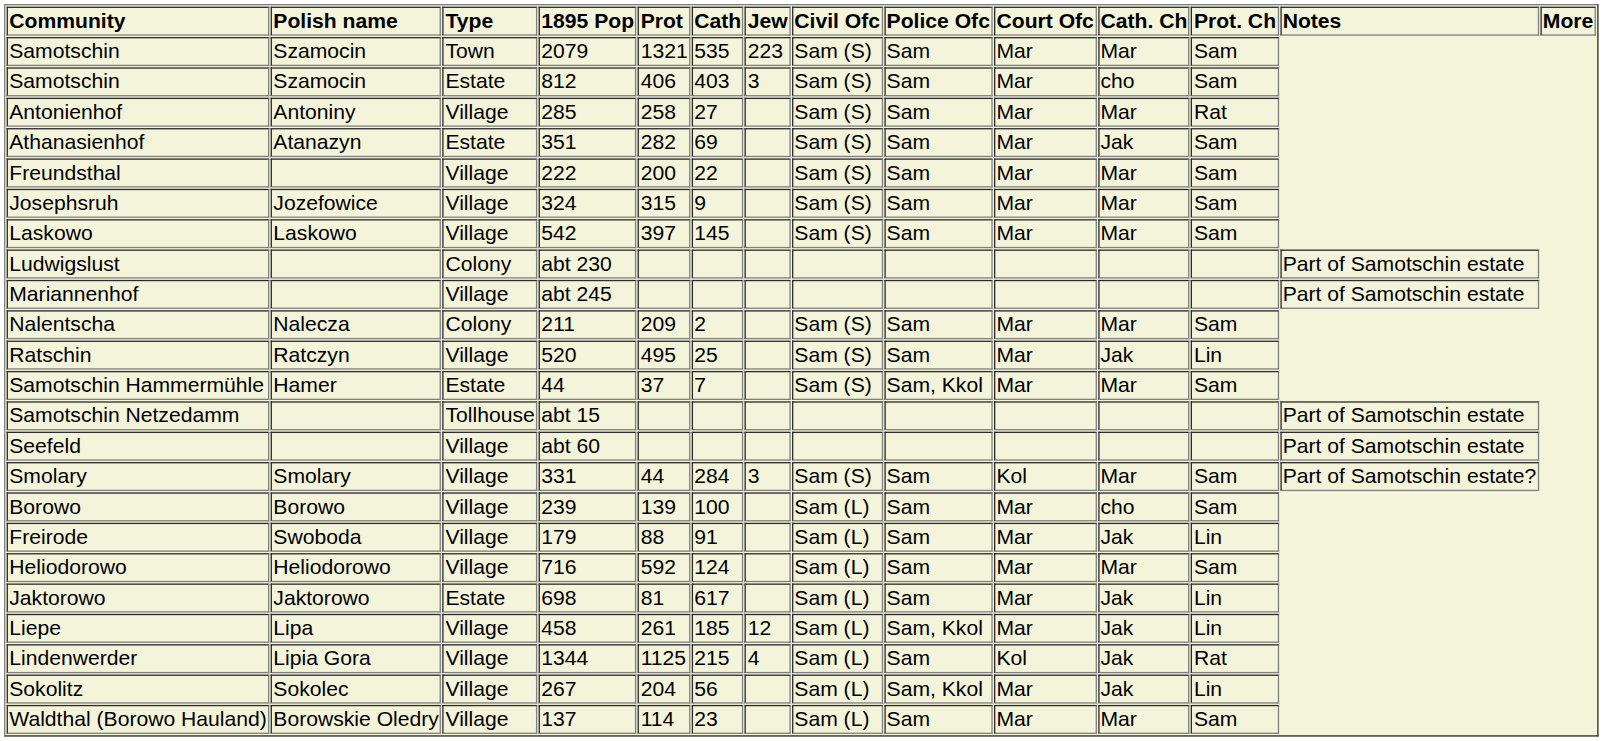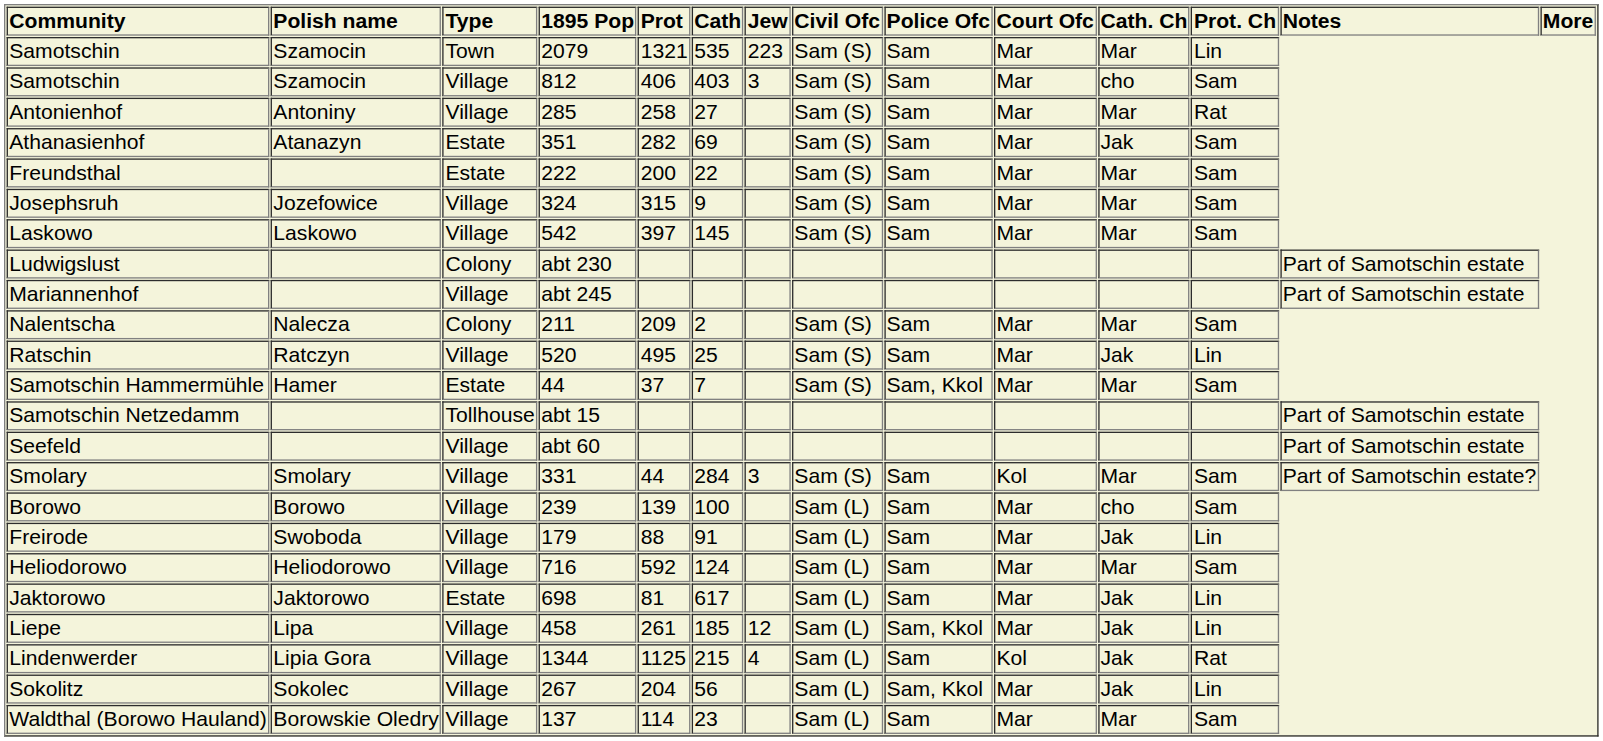(1216, 51) Sam -> (1208, 51) Lin
(475, 81) Estate -> (477, 81) Village
(477, 172) Village -> (475, 172) Estate
